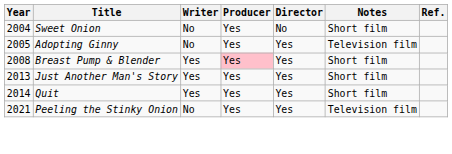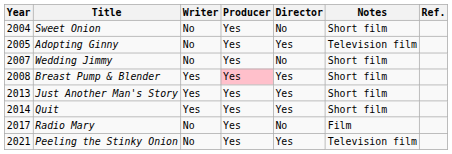+ row: (74, 61)
+ row: (65, 125)
